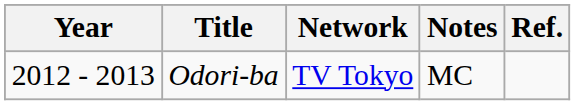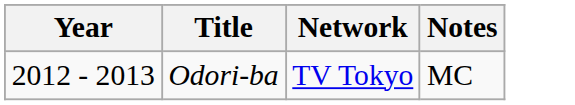- column: (537, 27)
